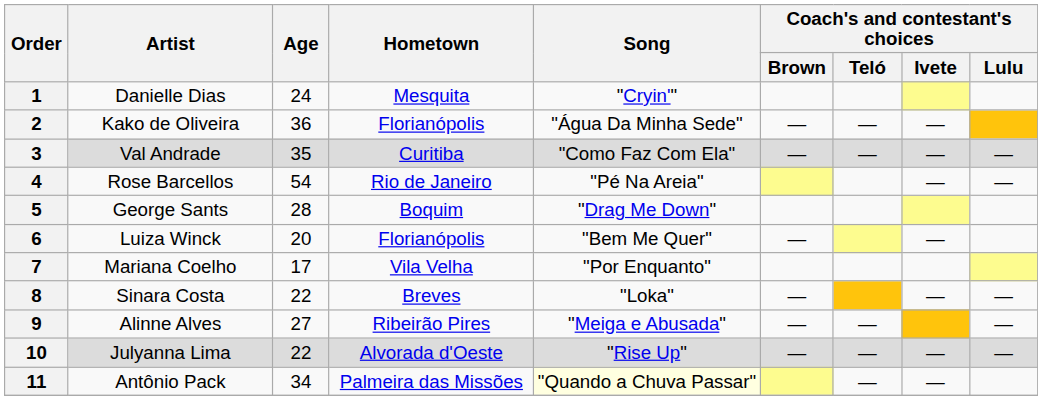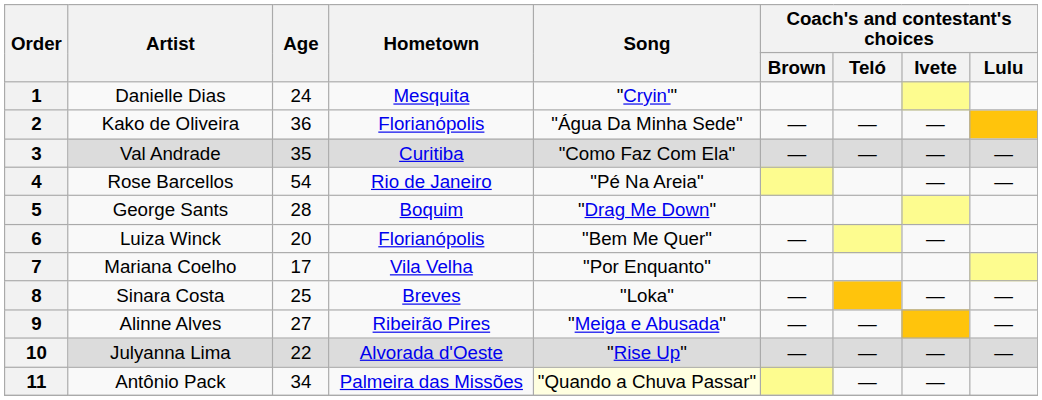(301, 295) 22 -> (301, 295) 25
